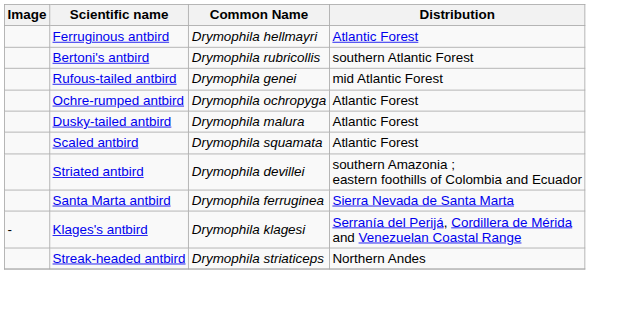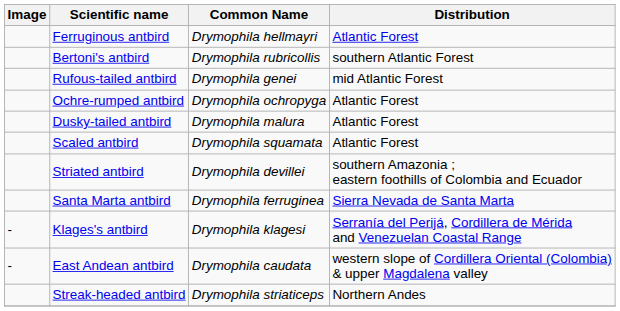+ row: (113, 266)
